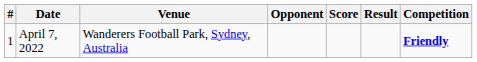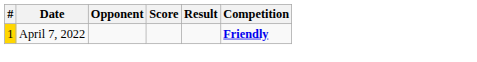- column: (174, 14)
(10, 40) no background -> (10, 33) gold background
